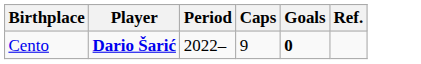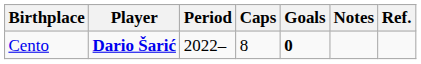+ column: (354, 17)
(244, 44) 9 -> (244, 44) 8
